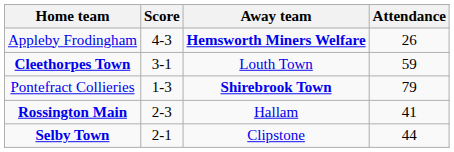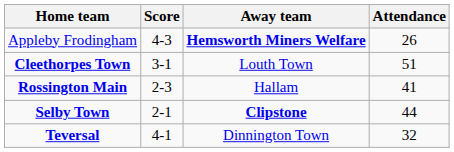(409, 64) 59 -> (409, 64) 51
- row: (72, 87)
(276, 135) normal -> (276, 111) bold
+ row: (72, 135)
